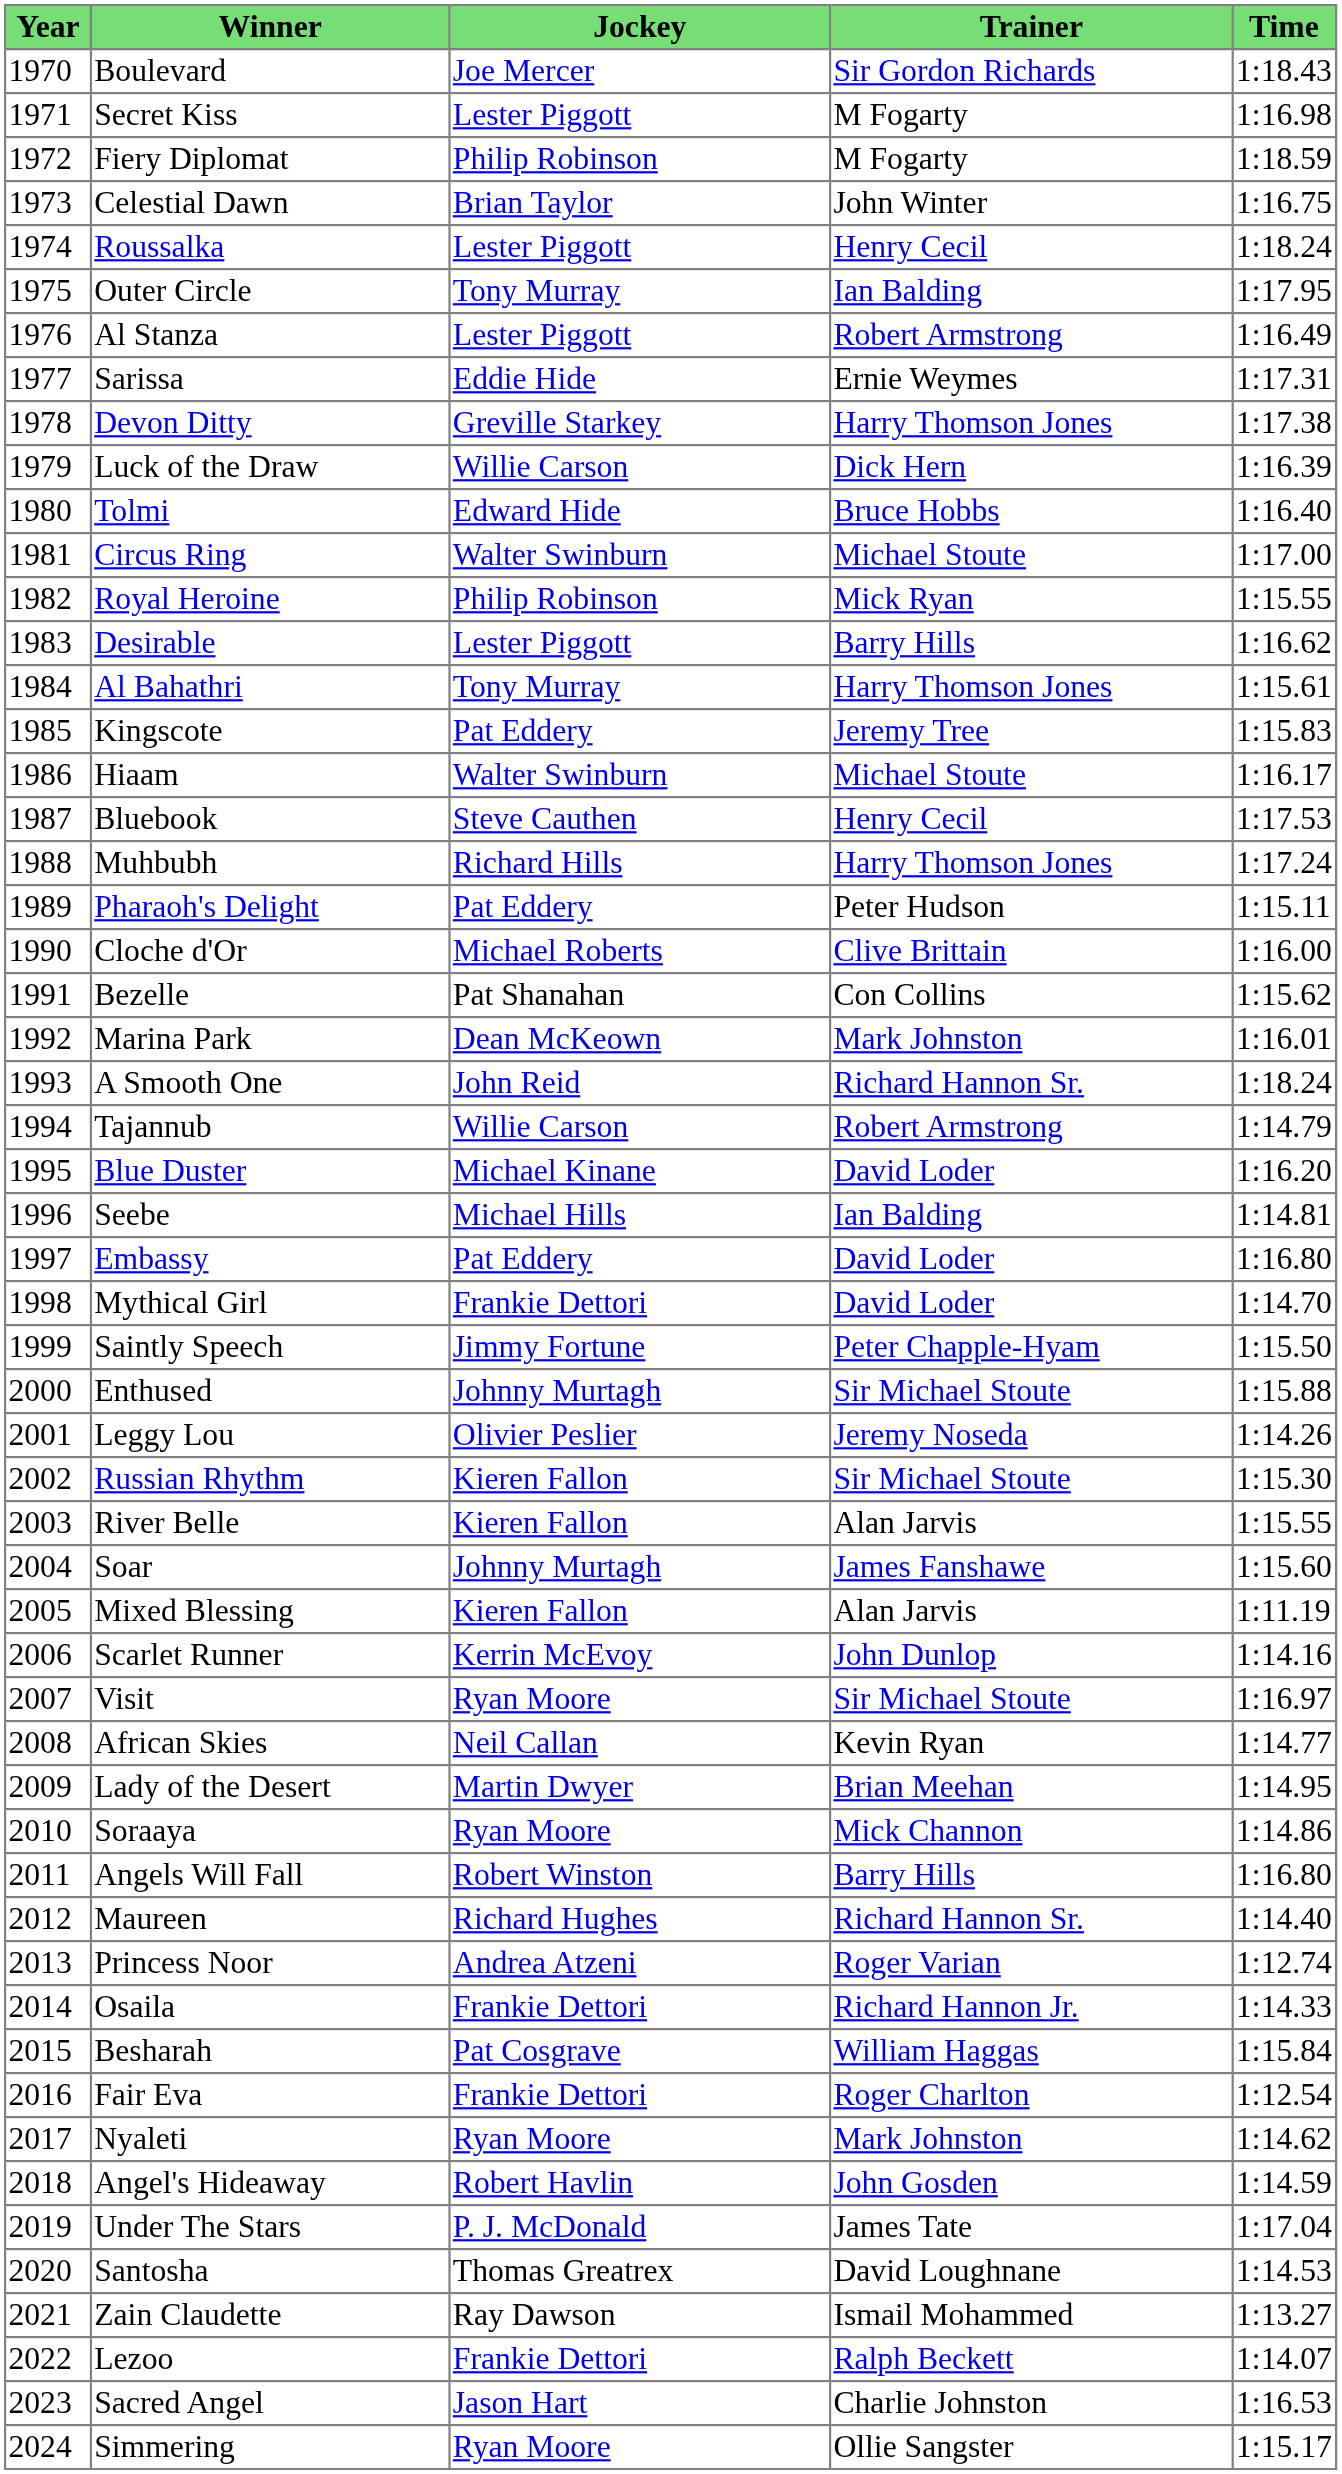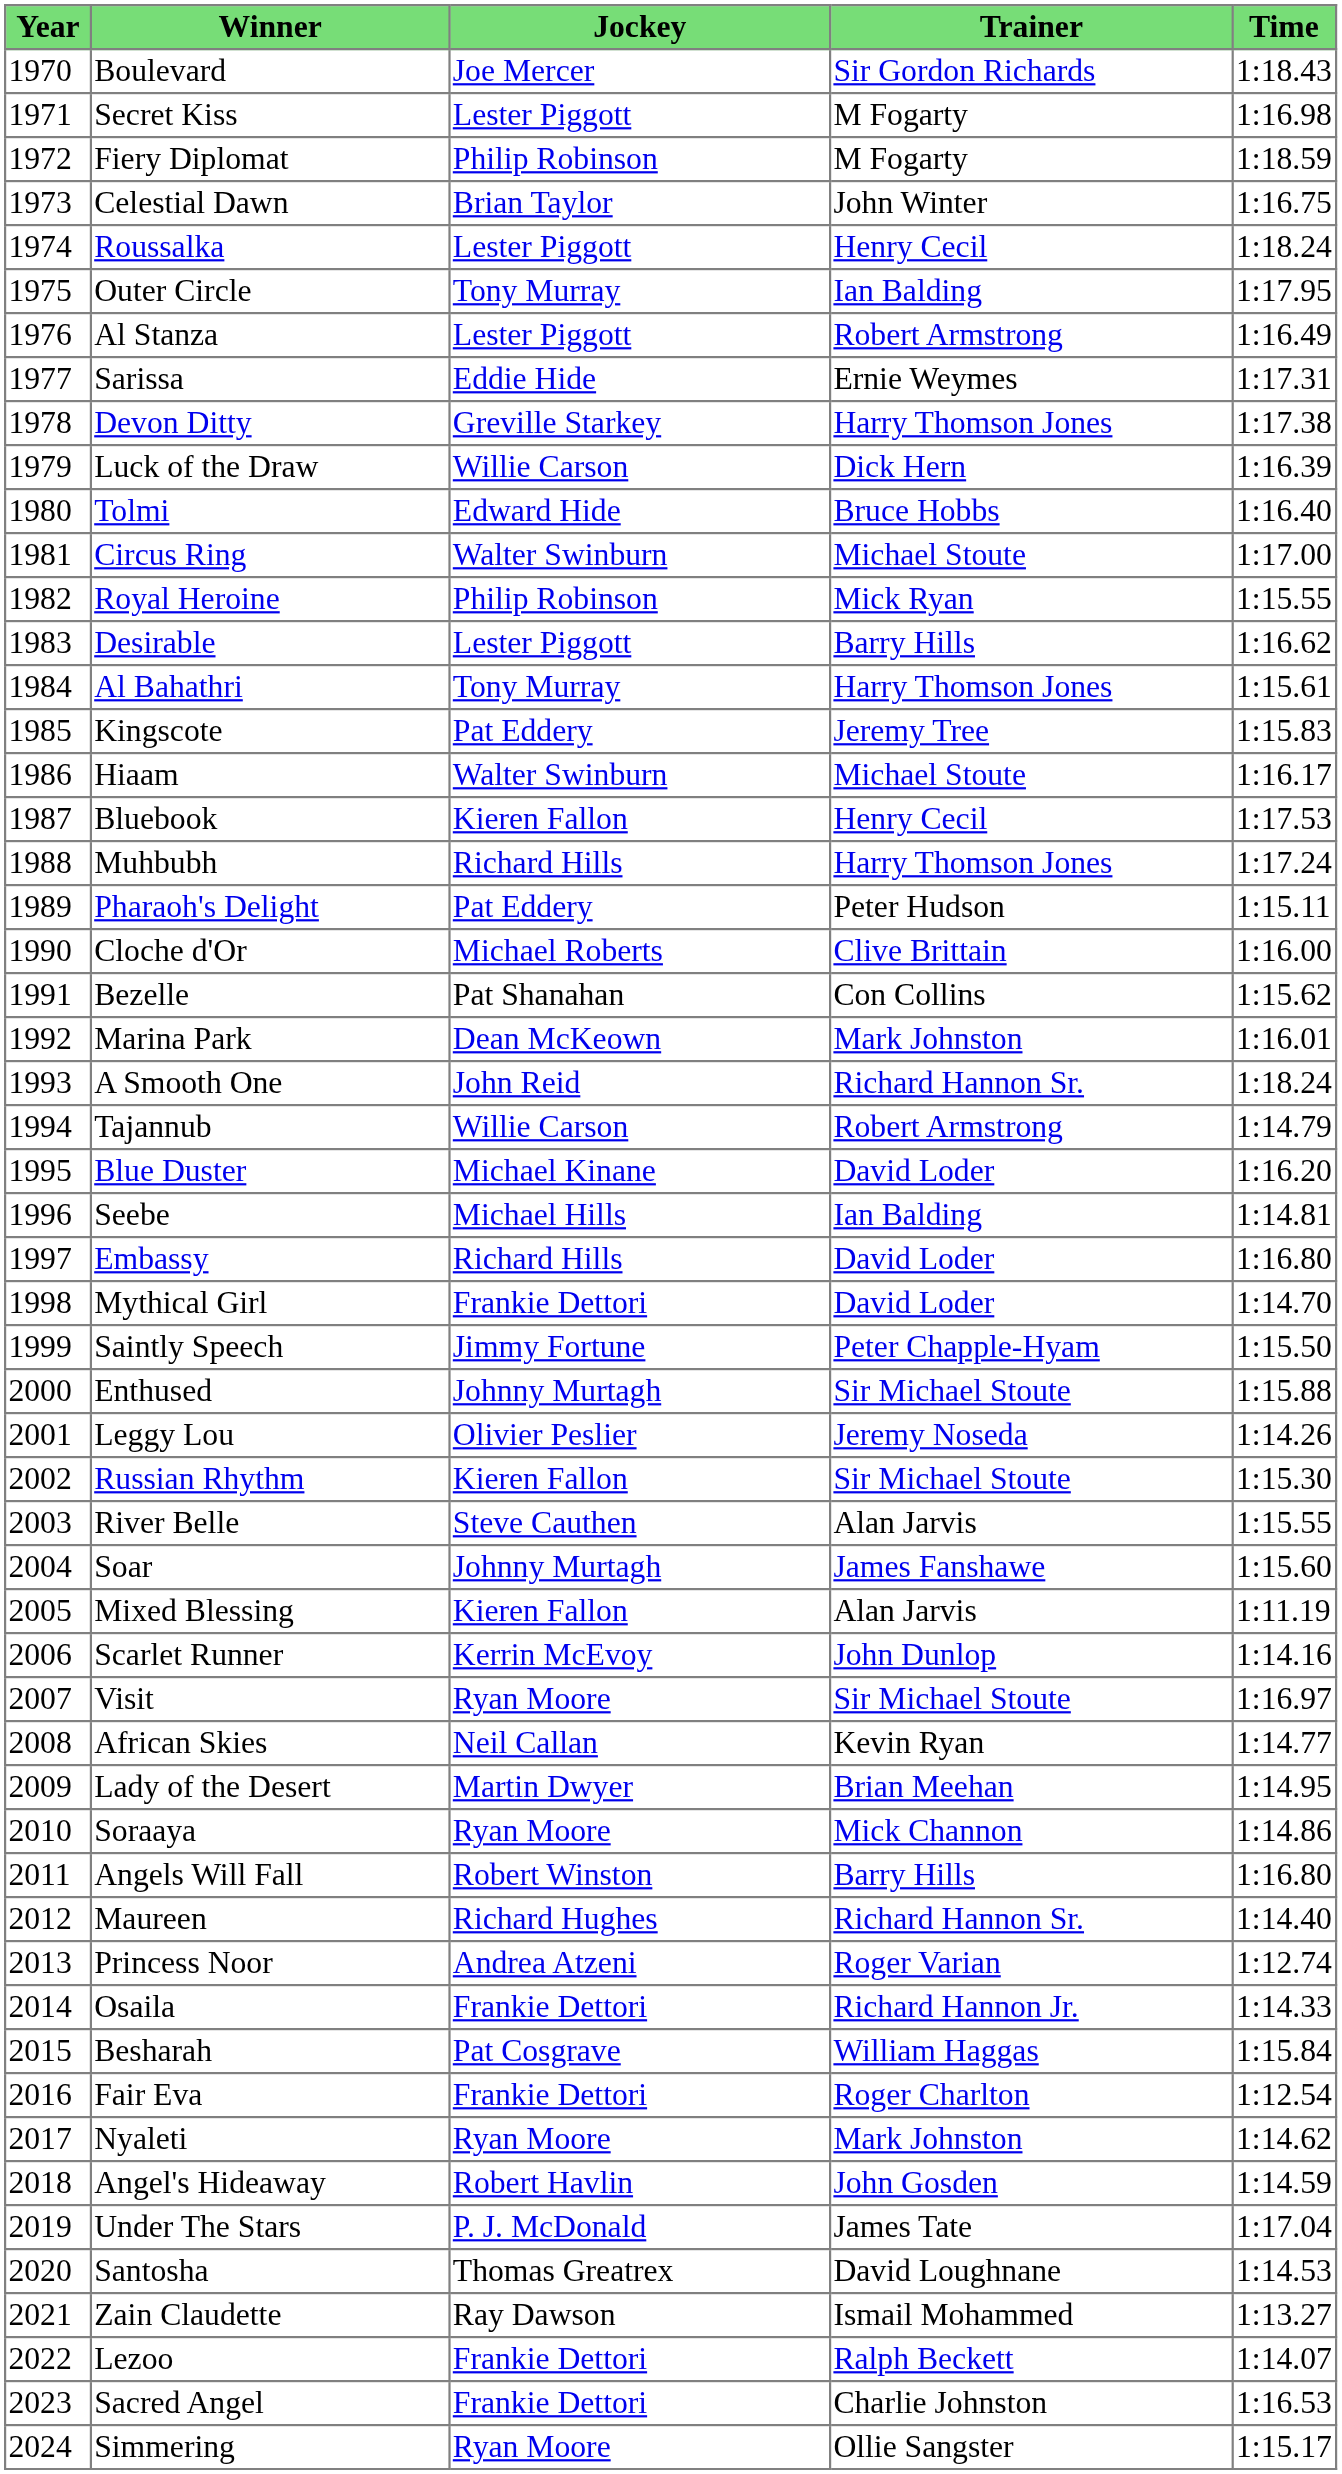(545, 818) Steve Cauthen -> (540, 818) Kieren Fallon
(523, 1258) Pat Eddery -> (538, 1258) Richard Hills
(540, 1522) Kieren Fallon -> (545, 1522) Steve Cauthen
(520, 2402) Jason Hart -> (550, 2402) Frankie Dettori
